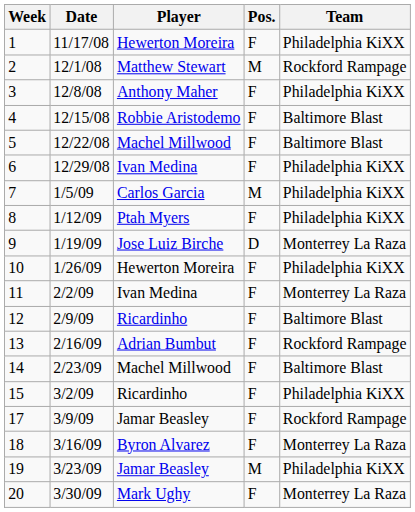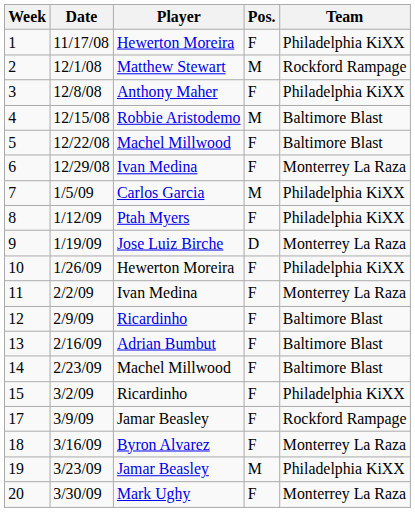(252, 117) F -> (255, 117) M
(344, 167) Philadelphia KiXX -> (344, 167) Monterrey La Raza
(345, 343) Rockford Rampage -> (333, 343) Baltimore Blast
